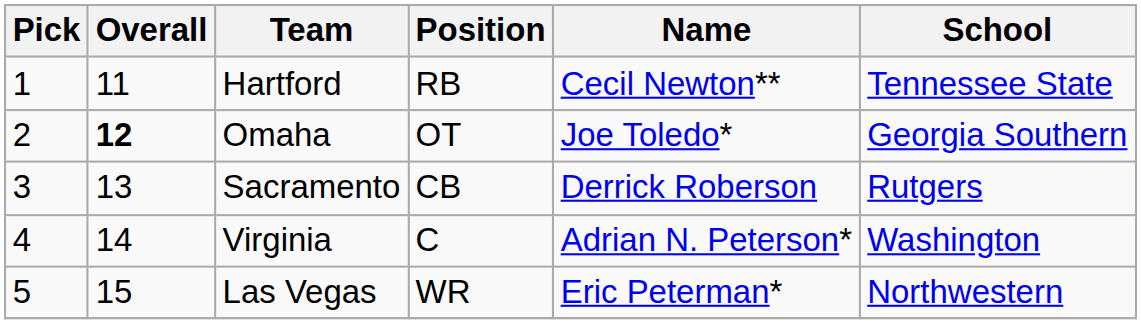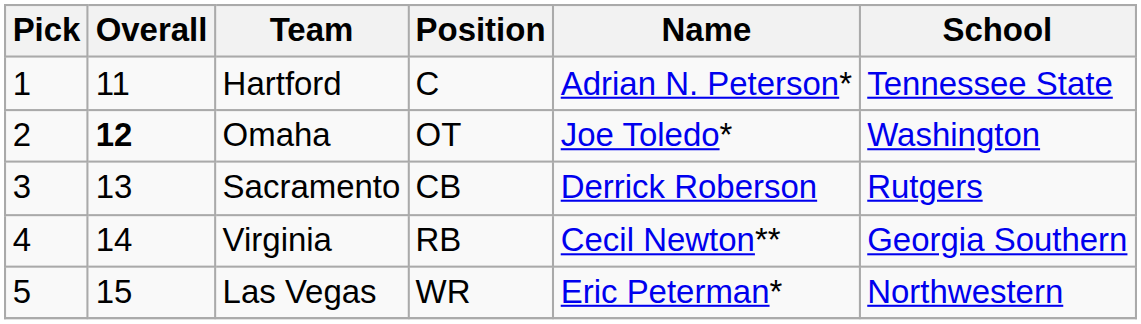(438, 82) RB -> (427, 82) C
(671, 82) Cecil Newton** -> (706, 82) Adrian N. Peterson*
(997, 135) Georgia Southern -> (954, 135) Washington
(427, 239) C -> (438, 239) RB
(706, 239) Adrian N. Peterson* -> (671, 239) Cecil Newton**
(954, 239) Washington -> (997, 239) Georgia Southern
